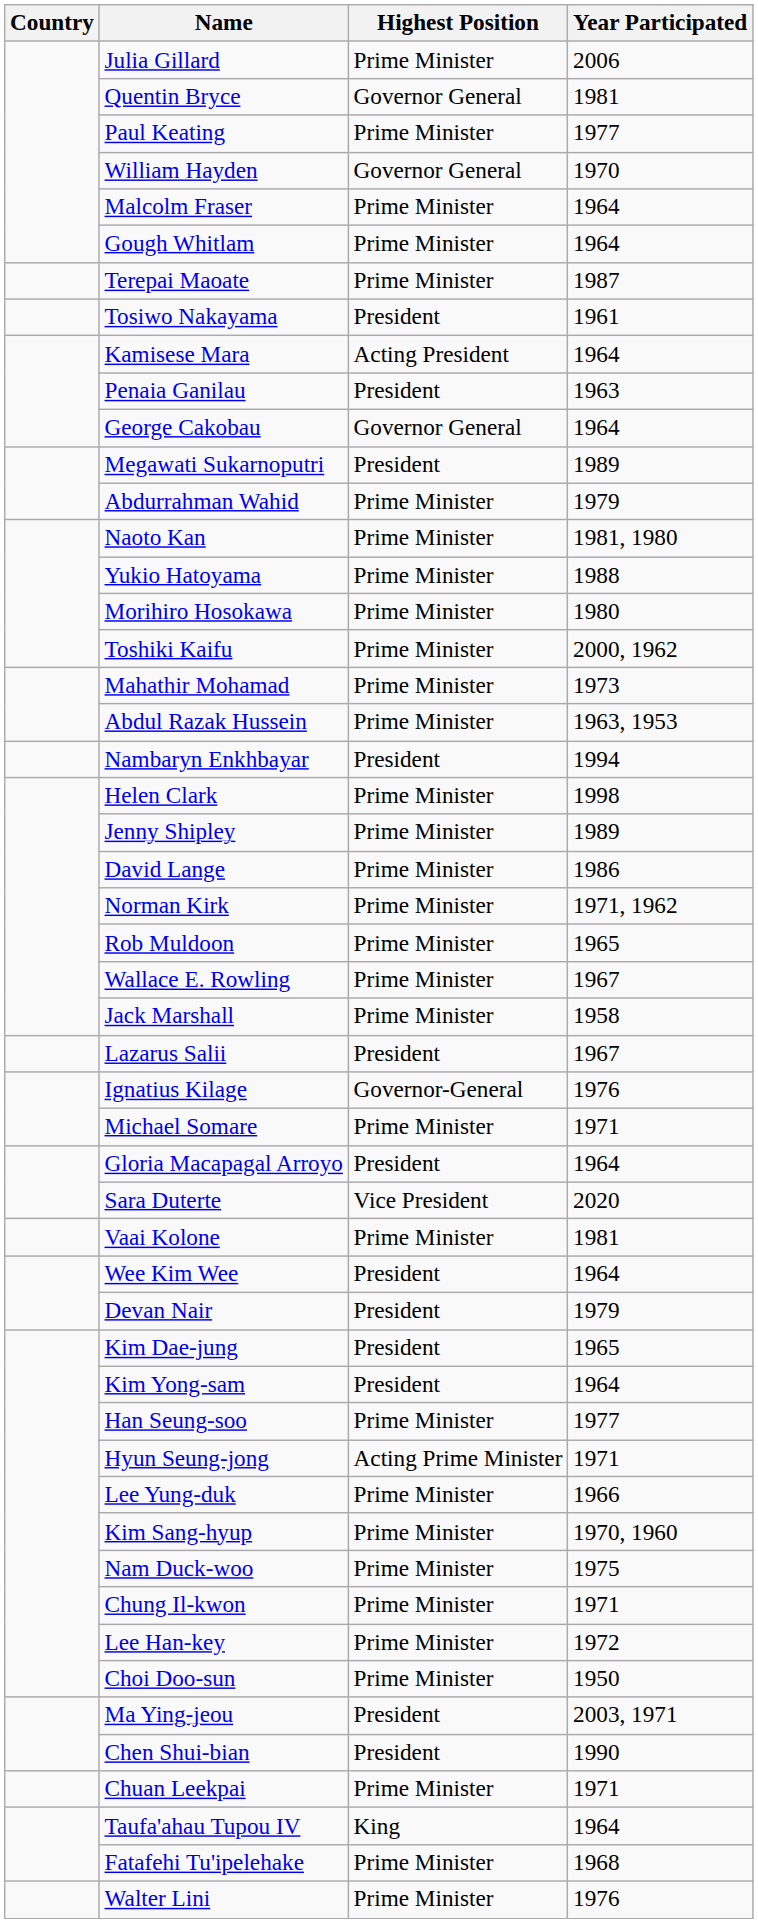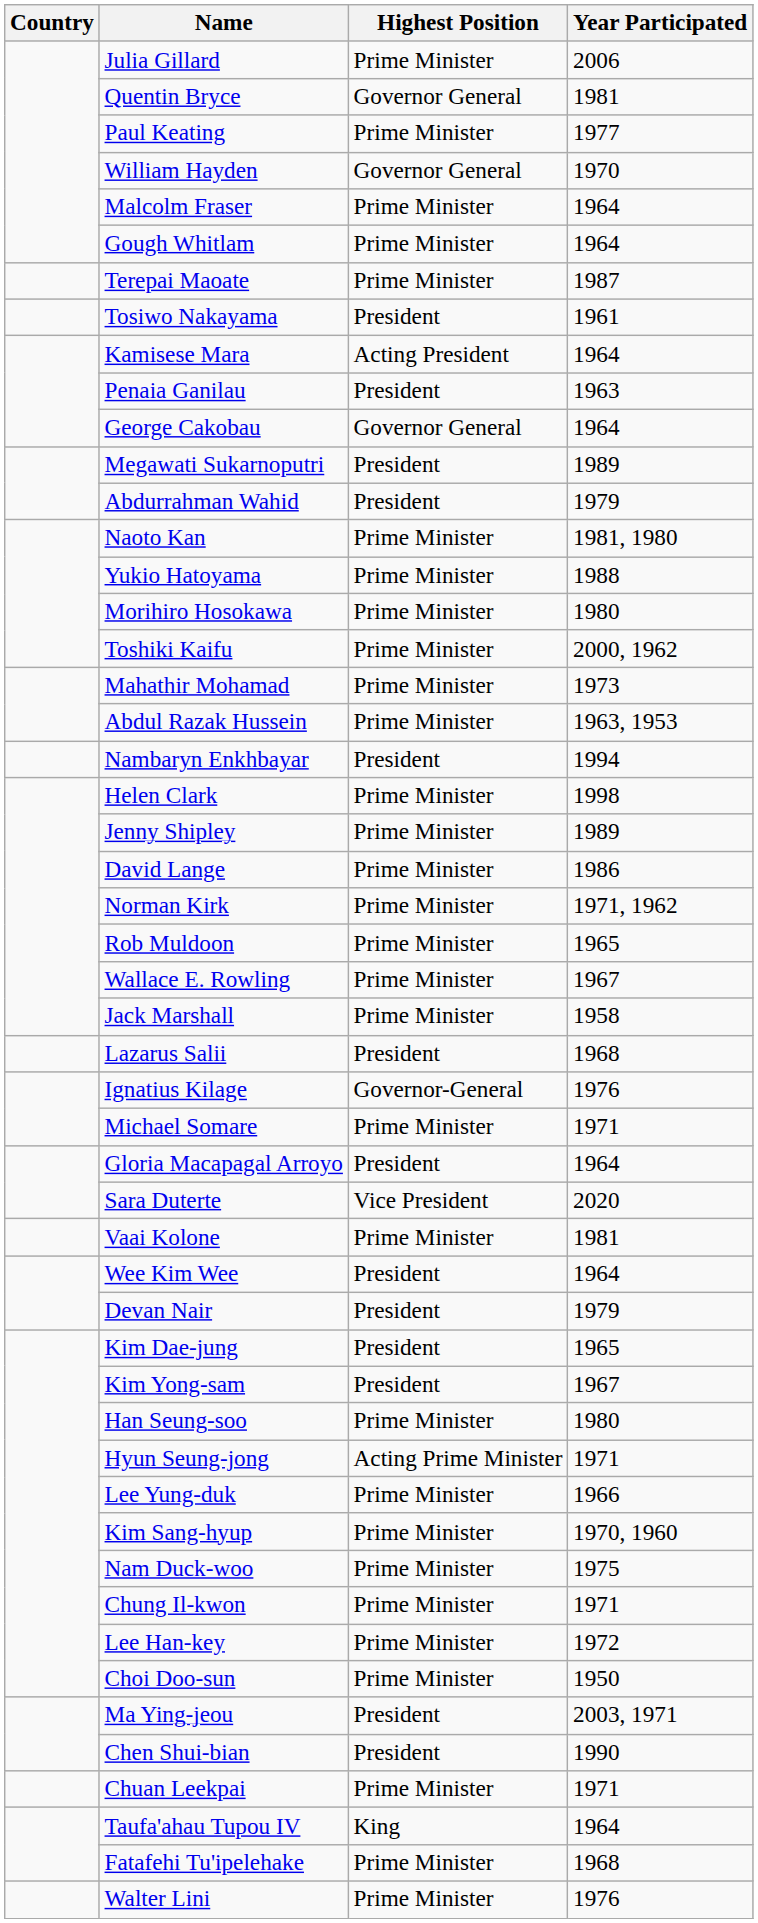(424, 501) Prime Minister -> (397, 501) President
(596, 1053) 1967 -> (596, 1053) 1968
(596, 1384) 1964 -> (596, 1384) 1967
(596, 1421) 1977 -> (596, 1421) 1980
